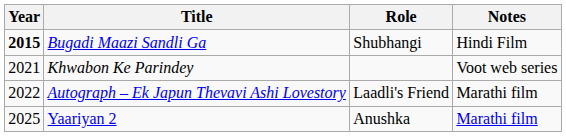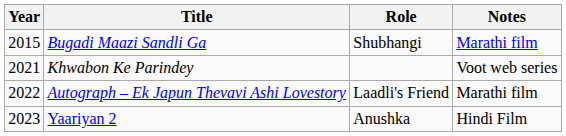(24, 42) bold -> (24, 42) normal
(492, 42) Hindi Film -> (497, 42) Marathi film
(24, 118) 2025 -> (24, 118) 2023
(497, 118) Marathi film -> (492, 118) Hindi Film
